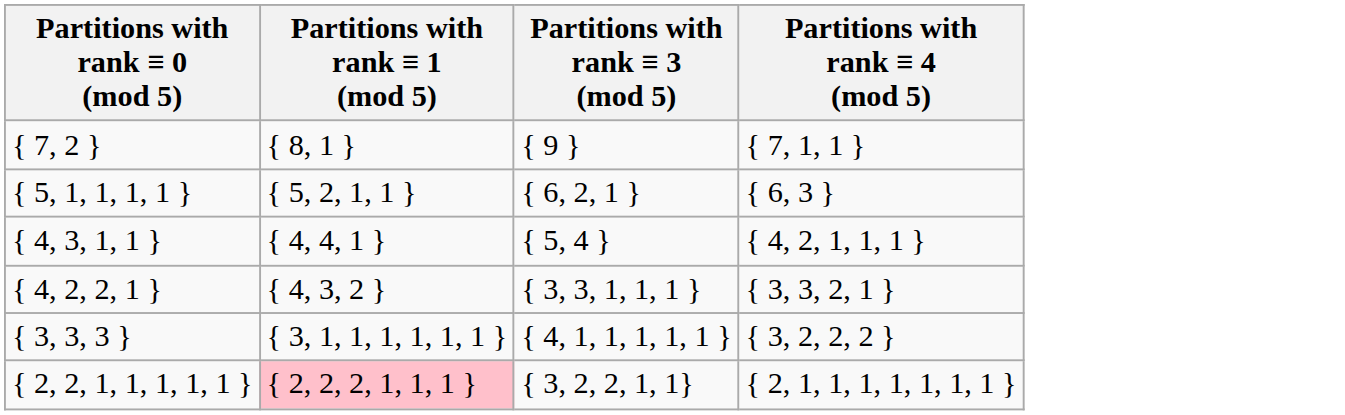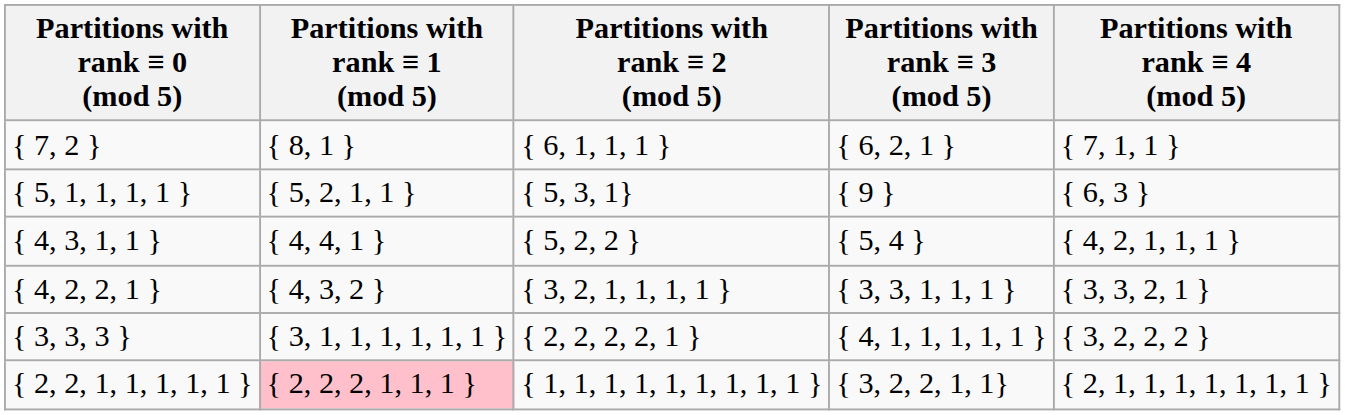+ column: (672, 62)
(551, 144) { 9 } -> (896, 144) { 6, 2, 1 }
(581, 192) { 6, 2, 1 } -> (866, 192) { 9 }
